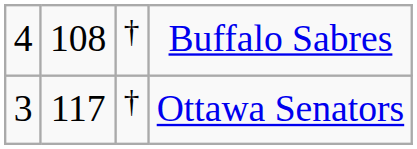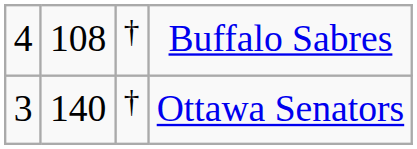(78, 109) 117 -> (78, 109) 140
